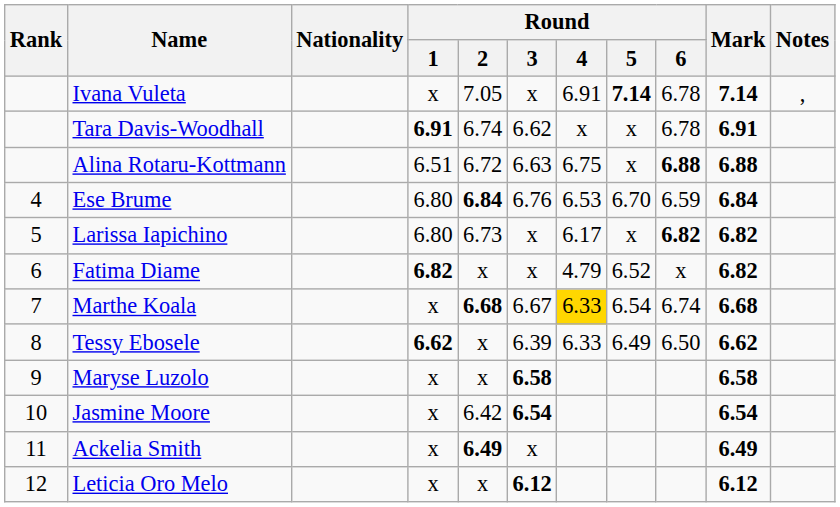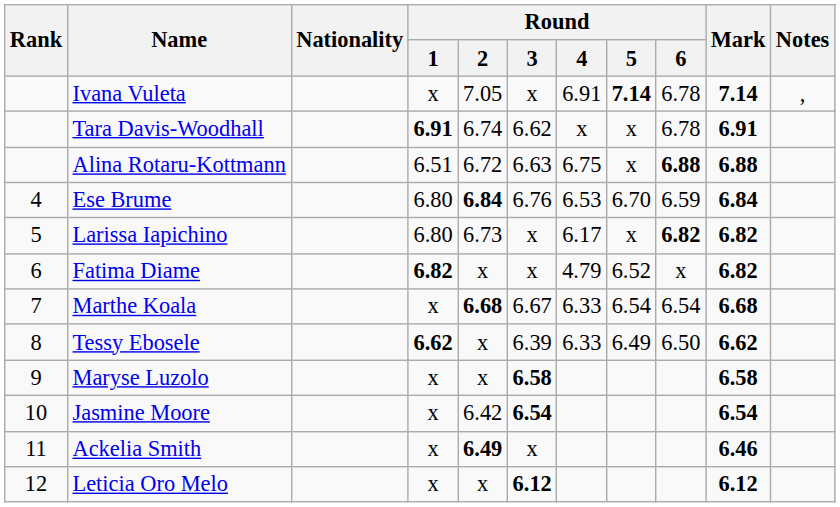(582, 306) gold background -> (582, 306) no background
(681, 306) 6.74 -> (681, 306) 6.54
(738, 448) 6.49 -> (738, 448) 6.46
